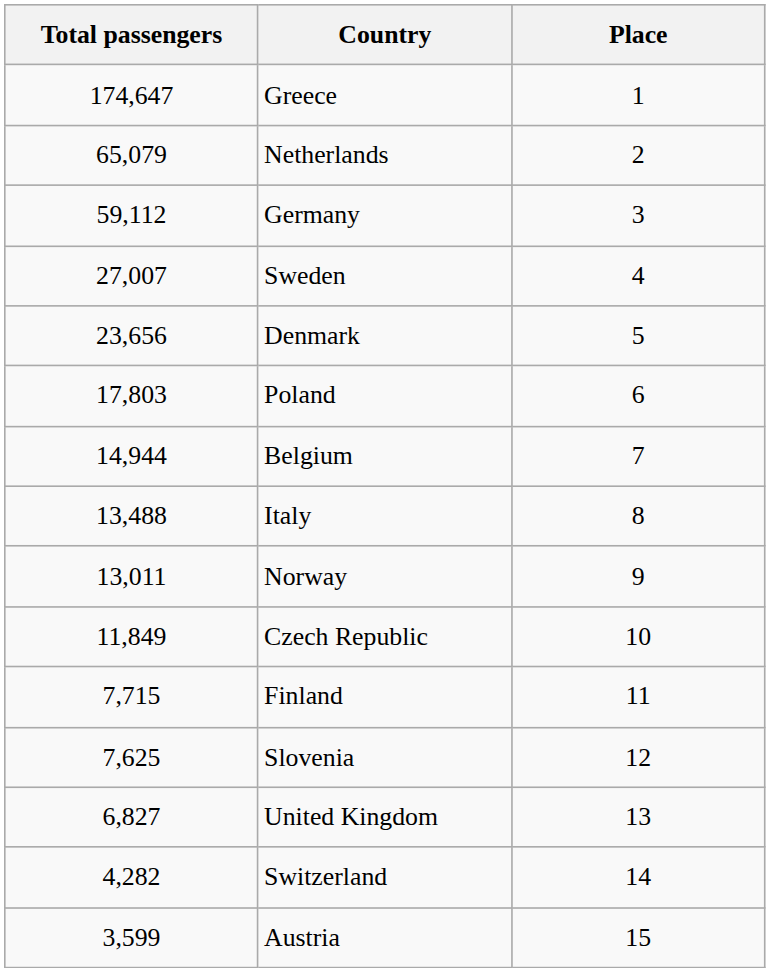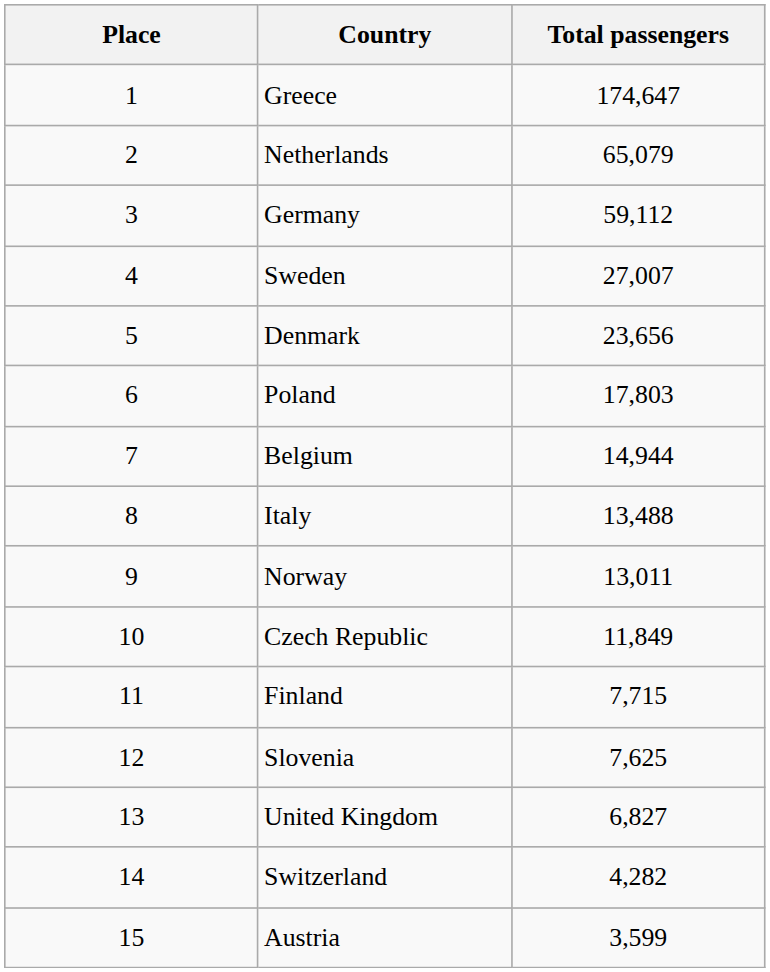columns swapped: (638, 34) <-> (131, 34)
